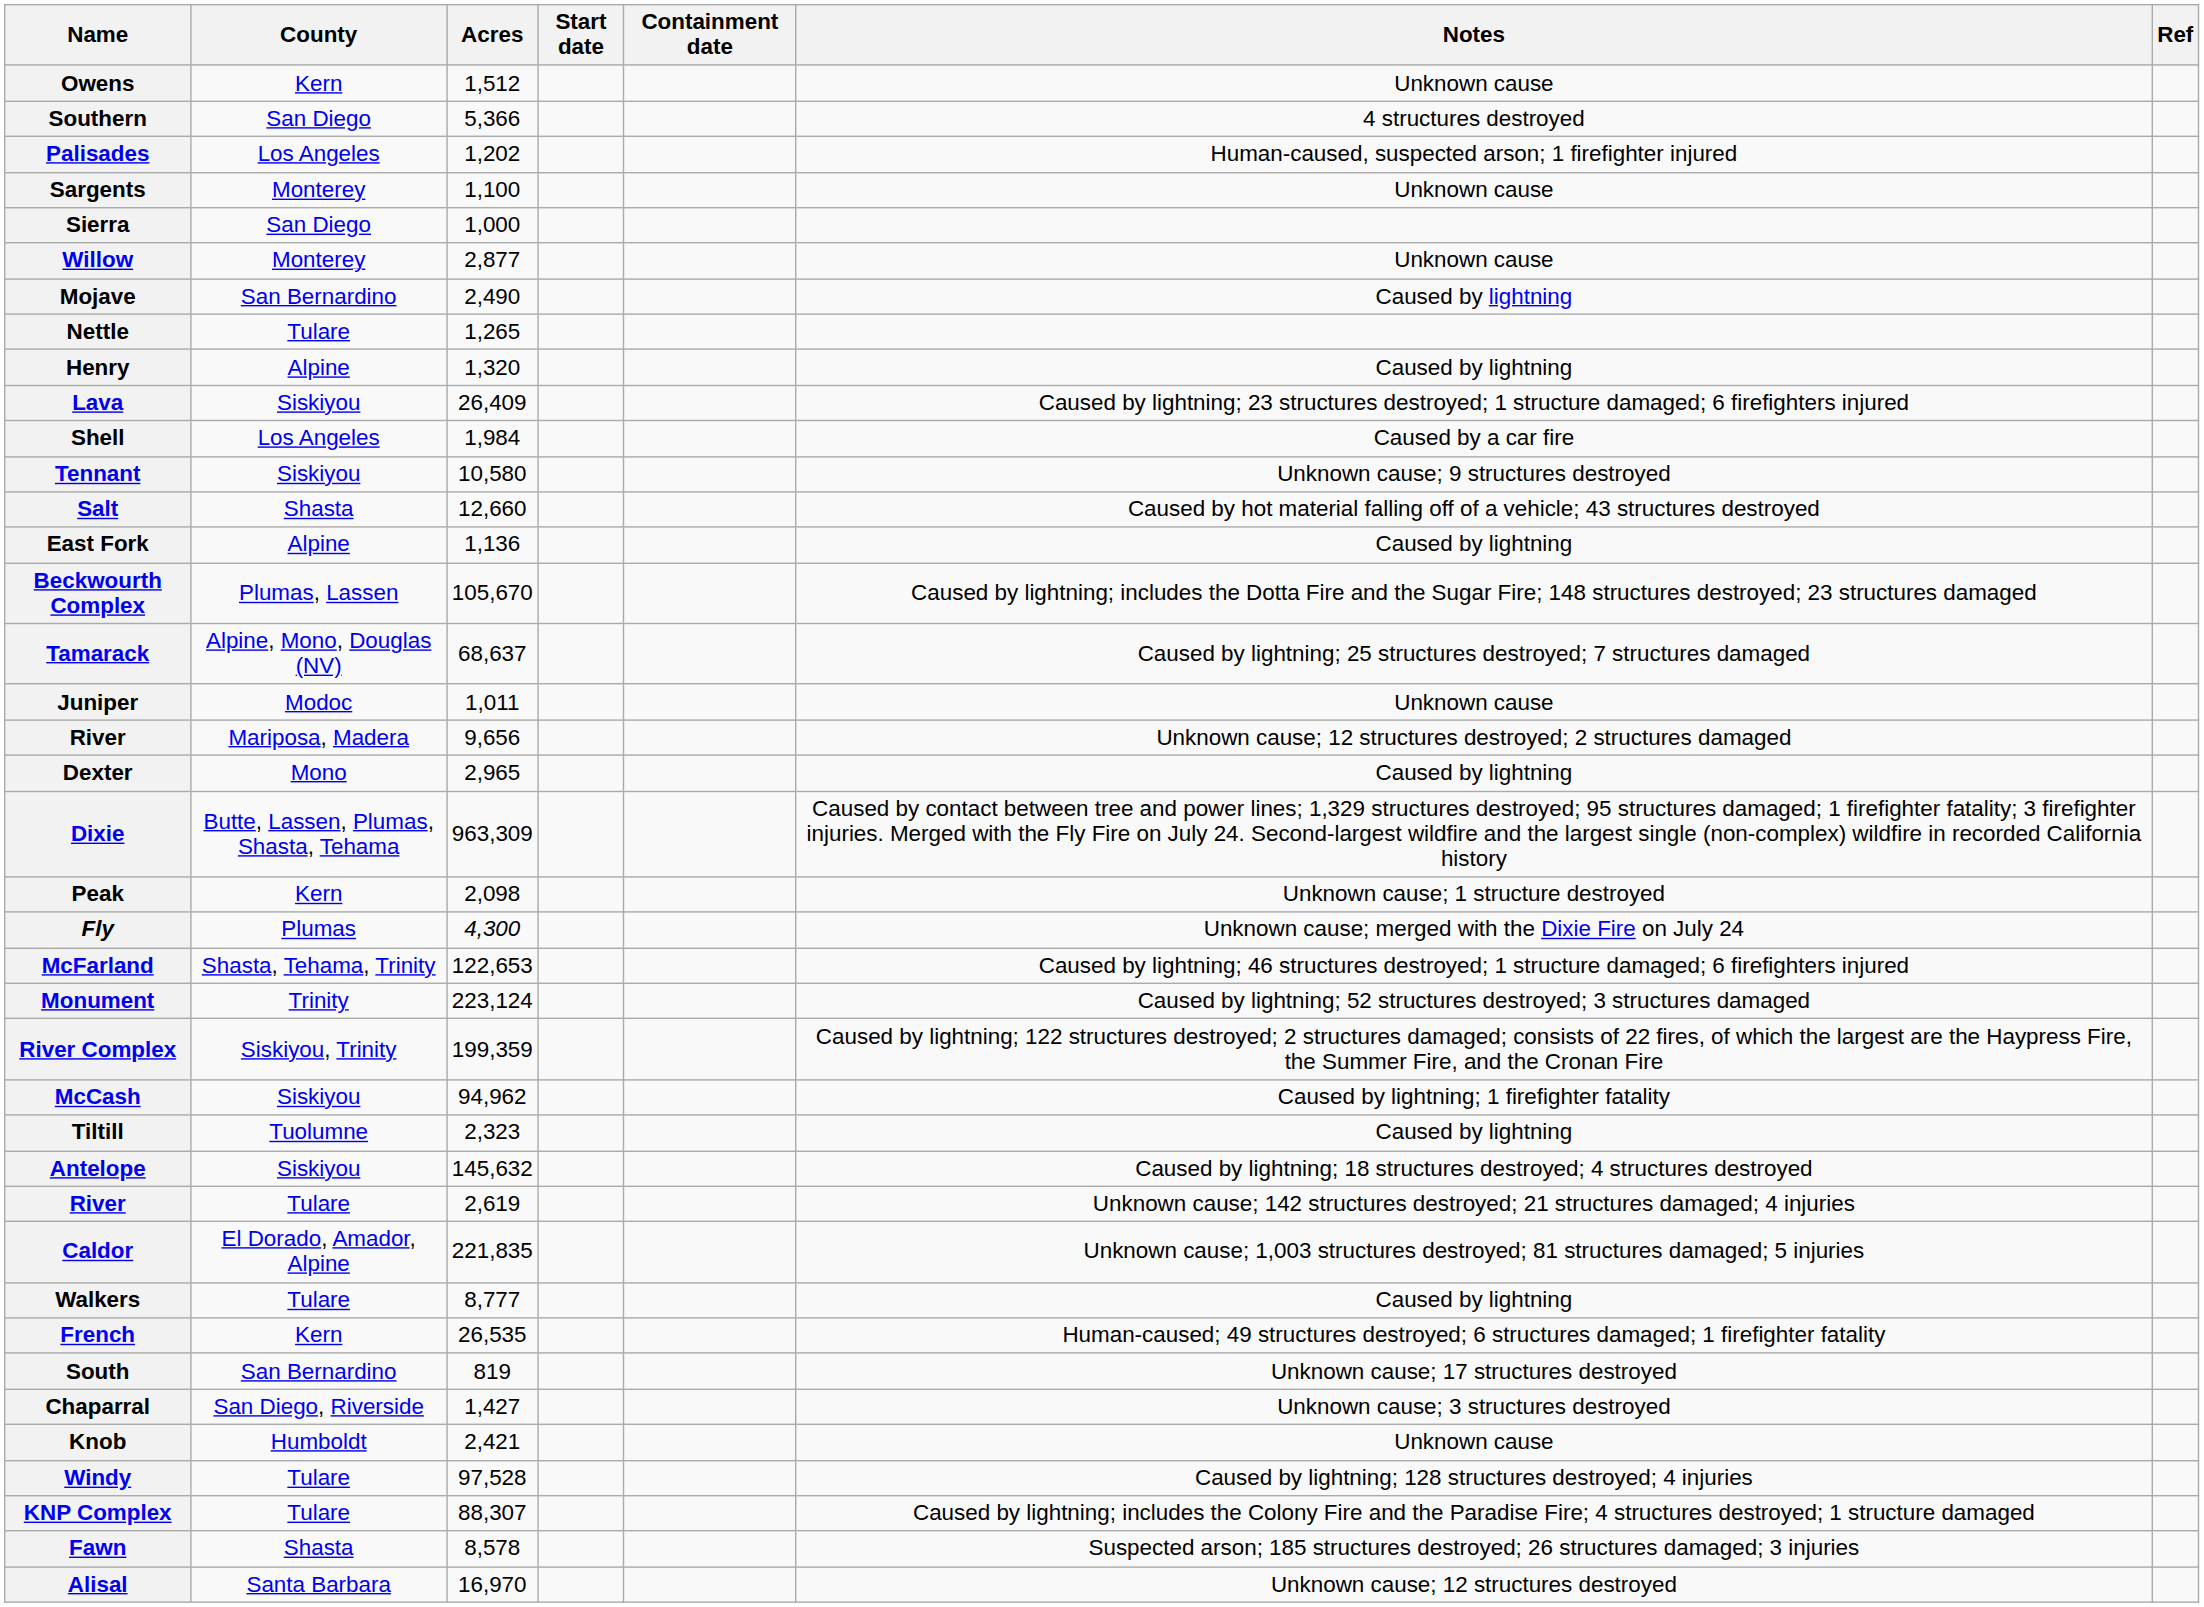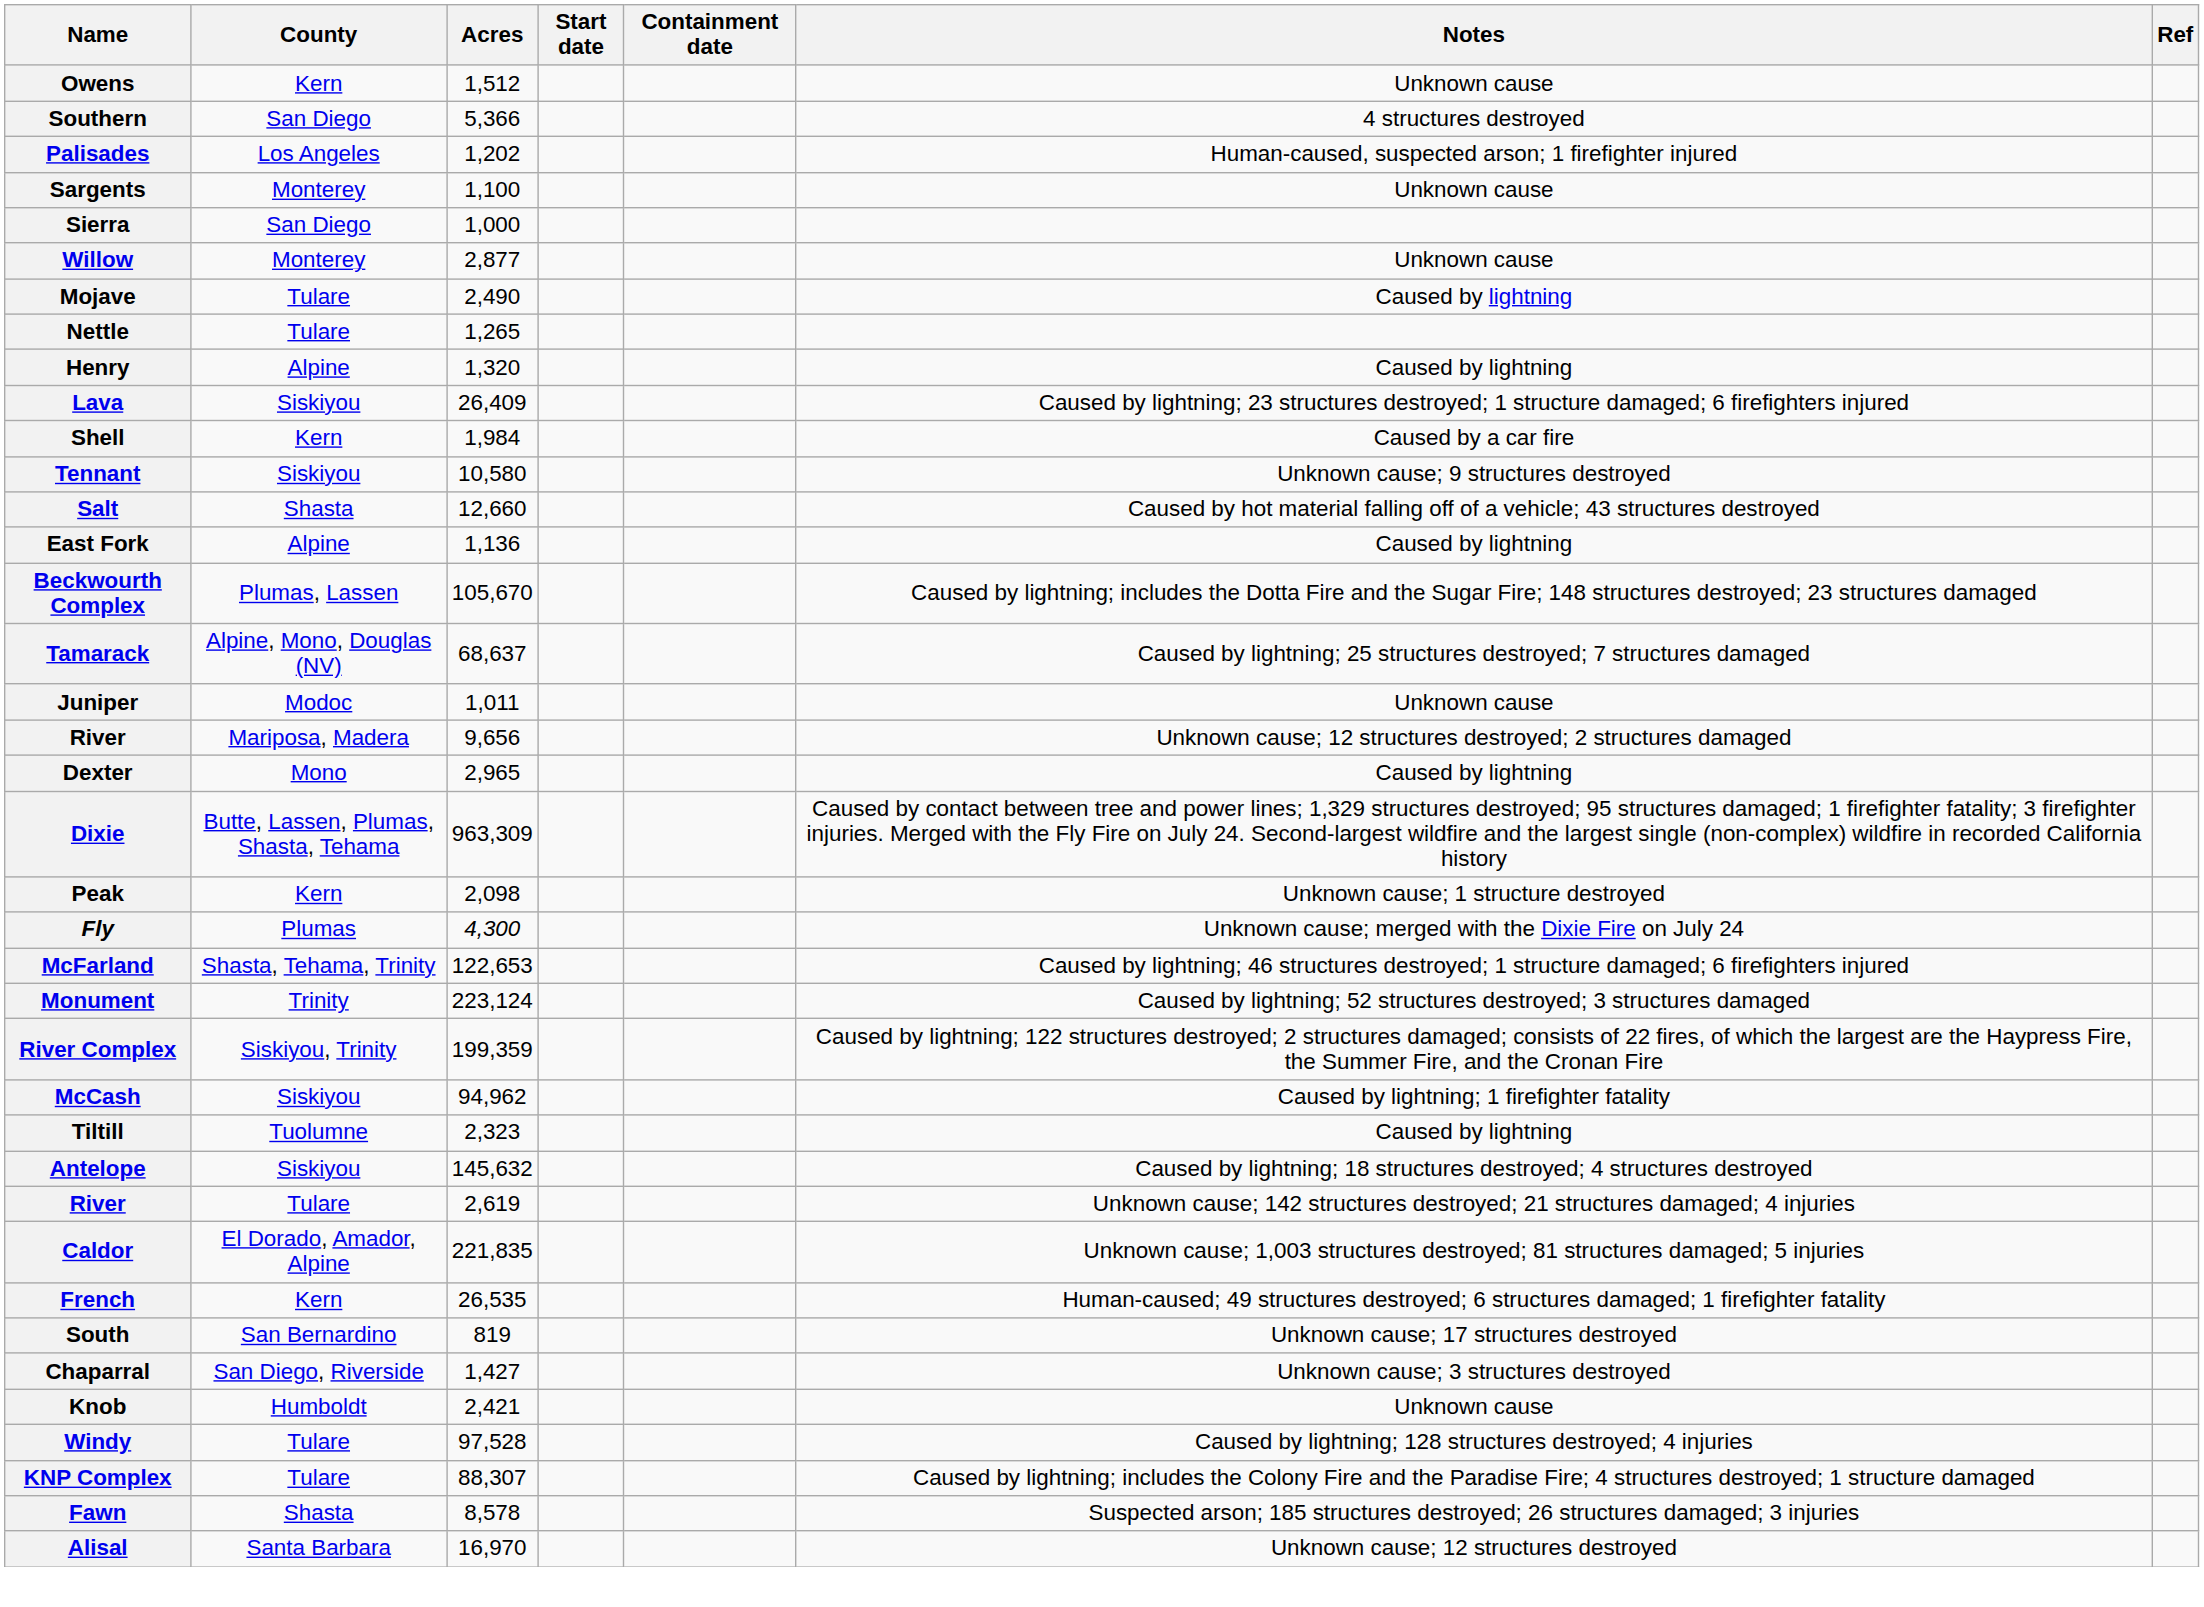(319, 296) San Bernardino -> (319, 296) Tulare
(319, 438) Los Angeles -> (319, 438) Kern
- row: (98, 1299)
